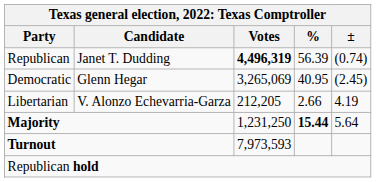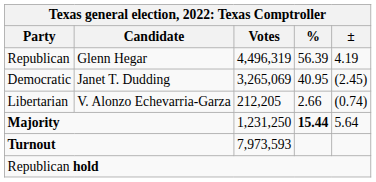(124, 58) Janet T. Dudding -> (112, 58) Glenn Hegar
(264, 58) bold -> (264, 58) normal
(351, 58) (0.74) -> (346, 58) 4.19
(112, 79) Glenn Hegar -> (124, 79) Janet T. Dudding
(346, 101) 4.19 -> (351, 101) (0.74)
